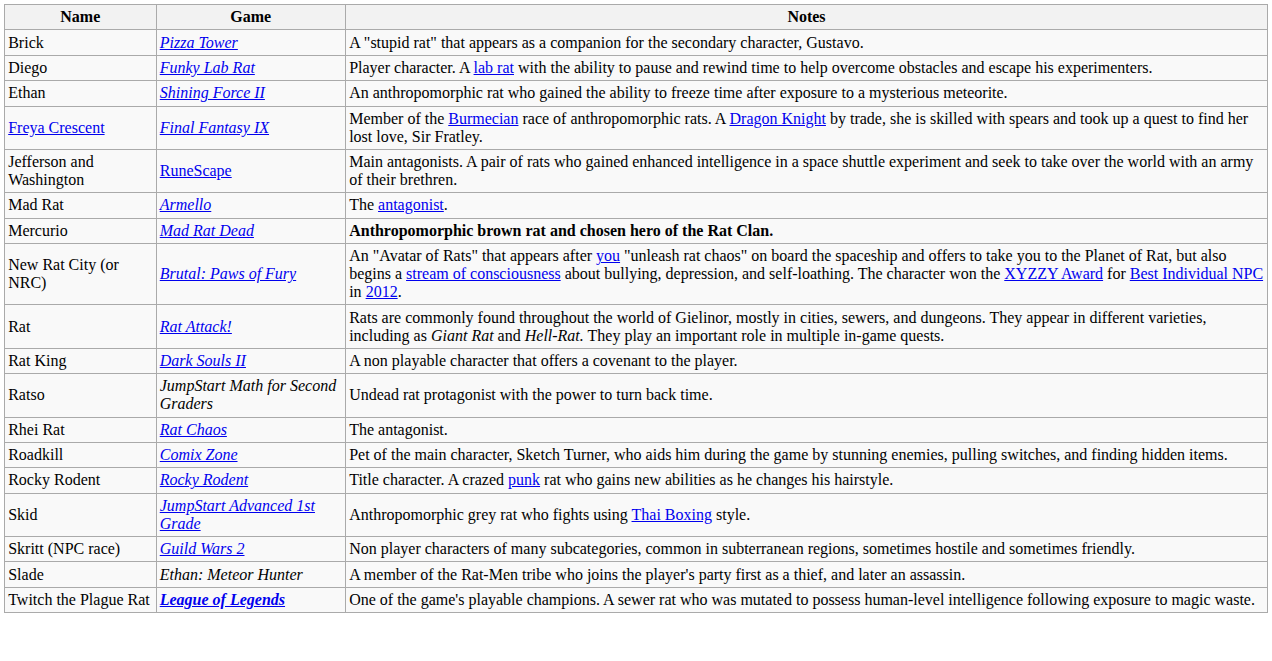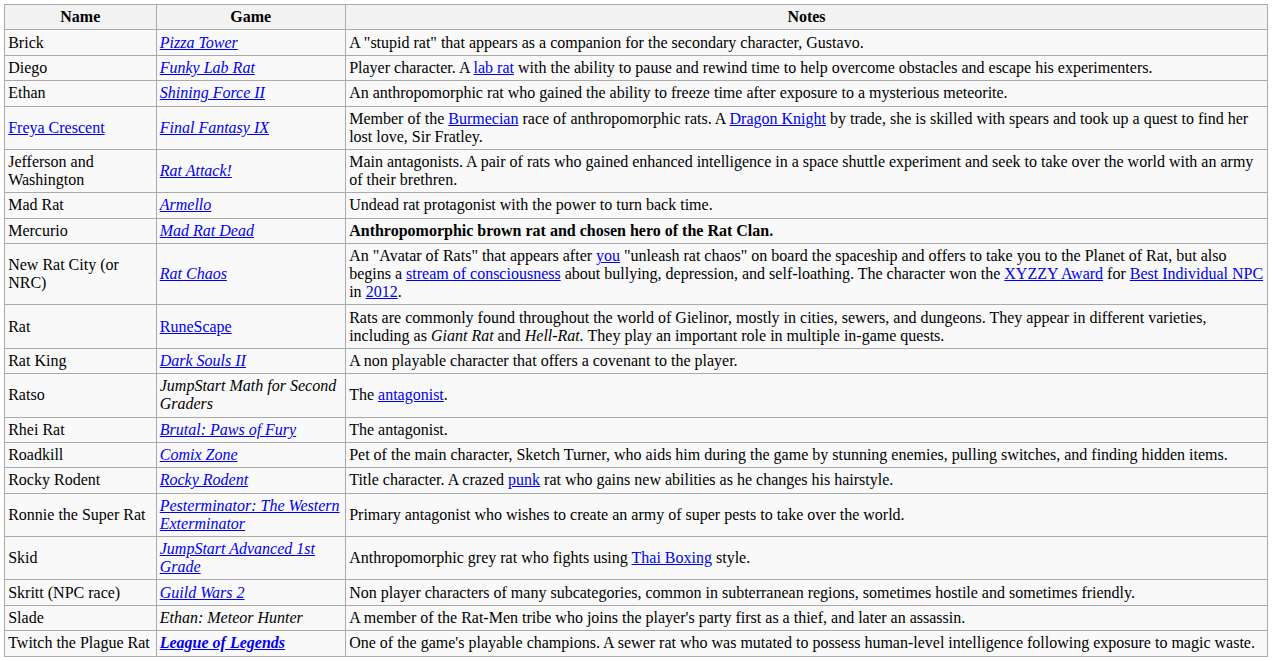(196, 171) RuneScape -> (196, 171) Rat Attack!
(398, 205) The antagonist. -> (531, 205) Undead rat protagonist with the power to turn back time.
(228, 274) Brutal: Paws of Fury -> (193, 274) Rat Chaos
(196, 326) Rat Attack! -> (196, 326) RuneScape
(531, 395) Undead rat protagonist with the power to turn back time. -> (398, 395) The antagonist.
(193, 429) Rat Chaos -> (228, 429) Brutal: Paws of Fury
+ row: (77, 514)
